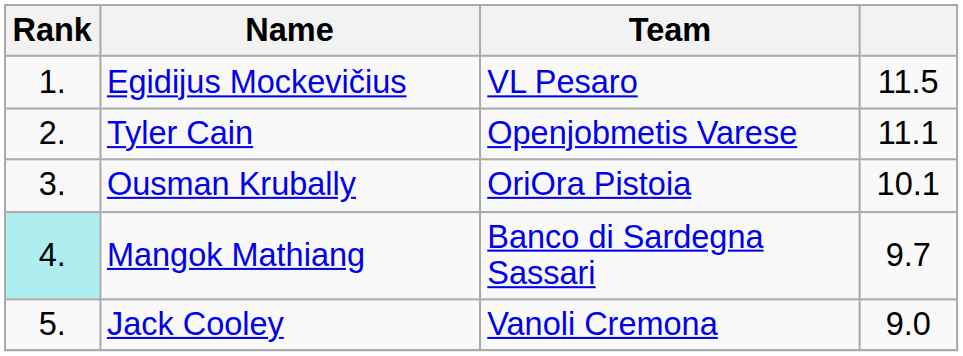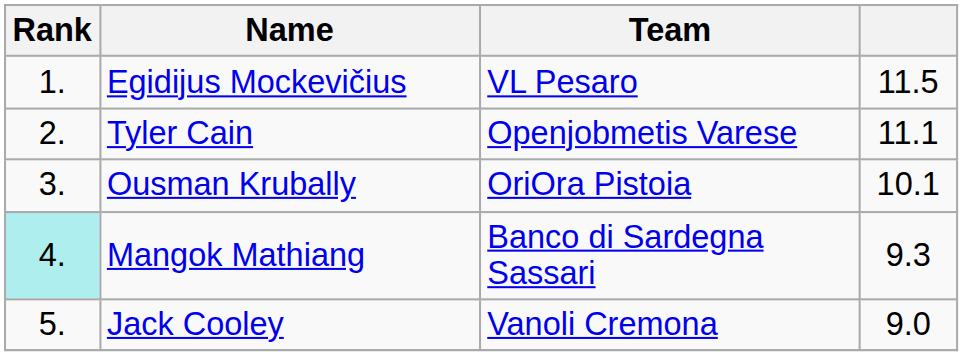(908, 254) 9.7 -> (908, 254) 9.3
